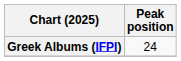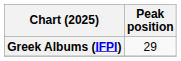(150, 46) 24 -> (150, 46) 29
